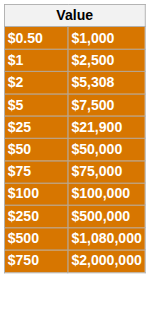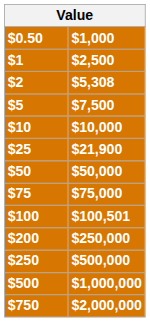+ row: (19, 127)
(101, 194) $100,000 -> (101, 216) $100,501
+ row: (23, 238)
(107, 238) $1,080,000 -> (107, 283) $1,000,000
